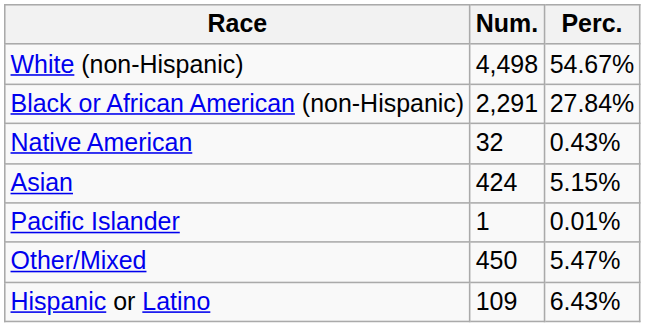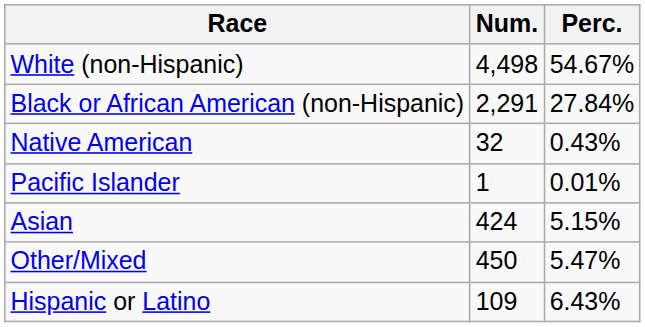rows swapped: (42, 182) <-> (95, 222)
